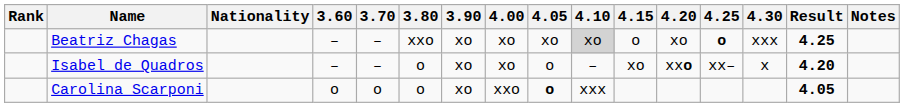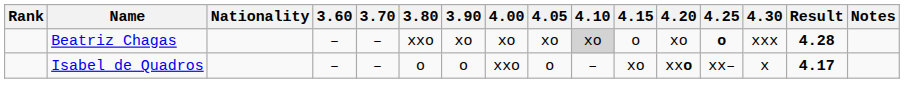(817, 41) 4.25 -> (817, 41) 4.28
(464, 65) xo -> (464, 65) o
(507, 65) xo -> (507, 65) xxo
(817, 65) 4.20 -> (817, 65) 4.17
- row: (127, 90)
